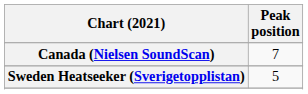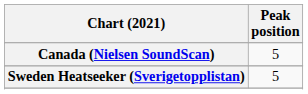(275, 54) 7 -> (275, 54) 5
